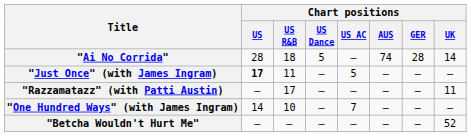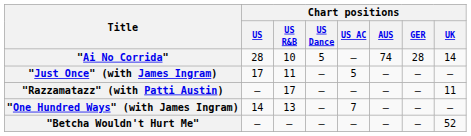(289, 57) 18 -> (289, 57) 10
(257, 74) bold -> (257, 74) normal
(289, 107) 10 -> (289, 107) 13
